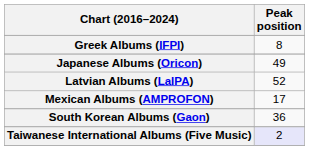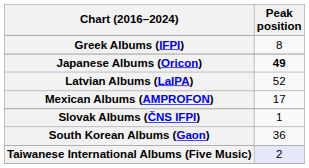(279, 63) normal -> (279, 63) bold
+ row: (129, 117)
